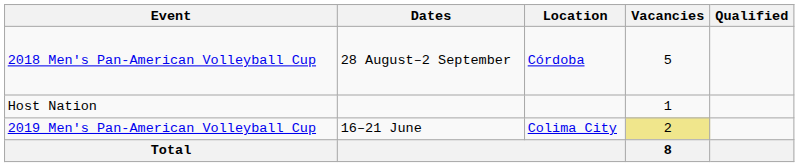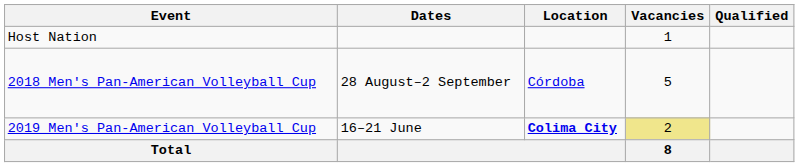rows swapped: (52, 106) <-> (162, 61)
(572, 128) normal -> (572, 128) bold
